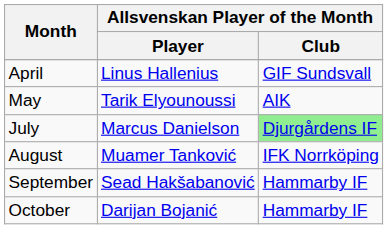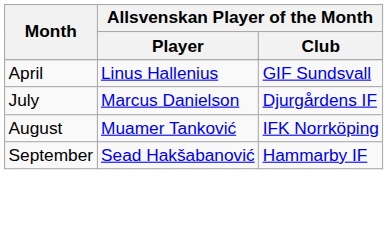- row: (25, 100)
(320, 127) lightgreen background -> (320, 100) no background
- row: (39, 210)
